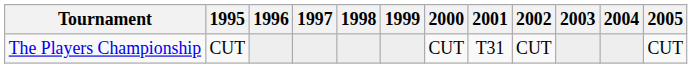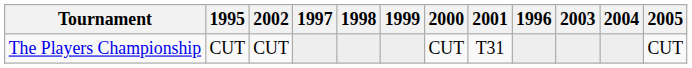columns swapped: (271, 19) <-> (534, 19)
